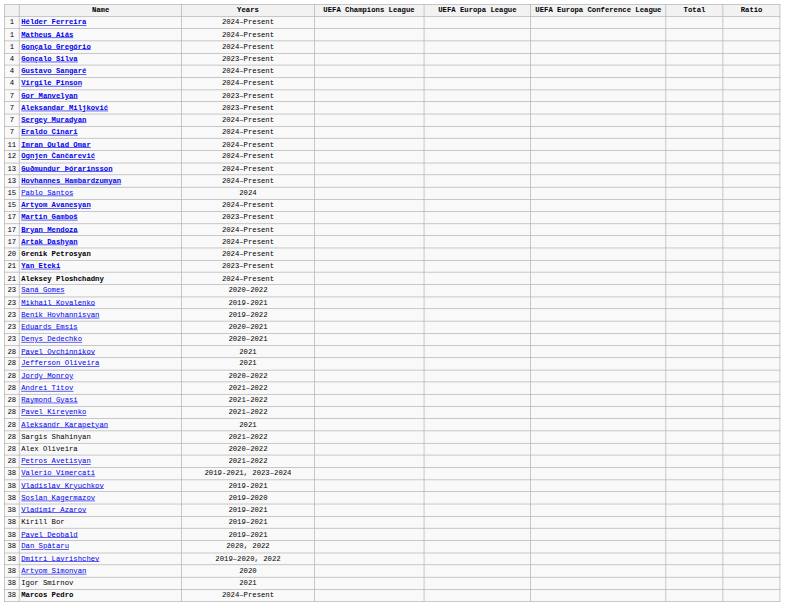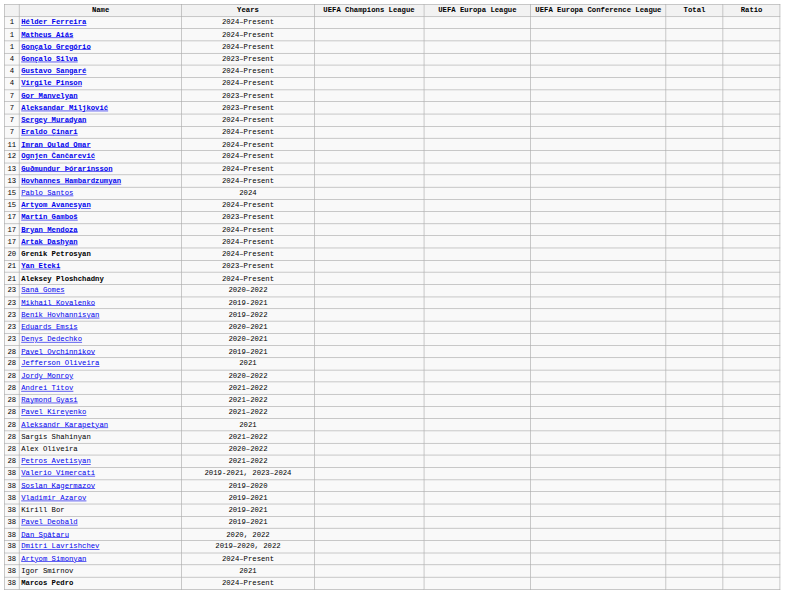(248, 351) 2021 -> (248, 351) 2019–2021
- row: (62, 485)
(248, 571) 2020 -> (248, 559) 2024–Present
